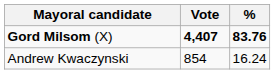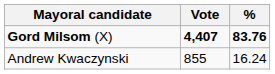(195, 58) 854 -> (195, 58) 855
